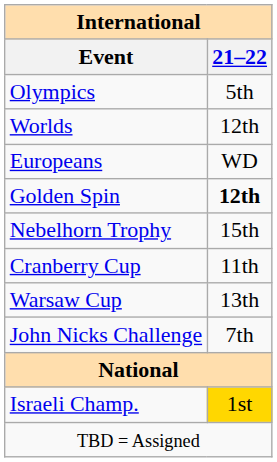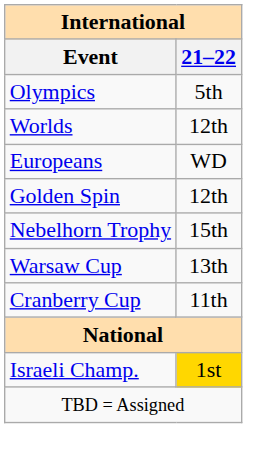(240, 195) bold -> (209, 195) normal
rows swapped: (66, 299) <-> (75, 265)
- row: (106, 334)
